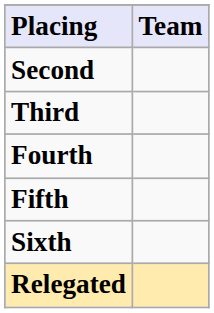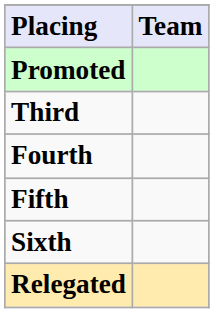+ row: (68, 69)
- row: (53, 69)
